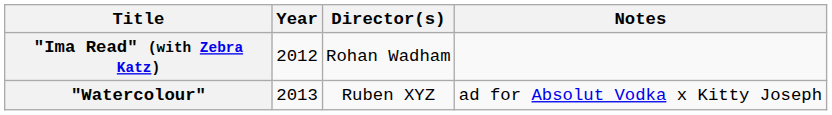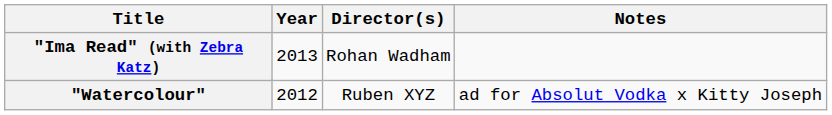(297, 57) 2012 -> (297, 57) 2013
(297, 95) 2013 -> (297, 95) 2012
